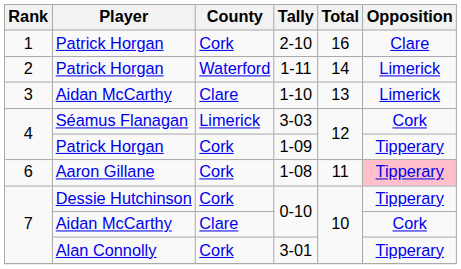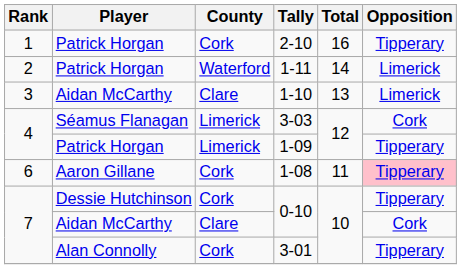(410, 43) Clare -> (410, 43) Tipperary
(217, 146) Cork -> (230, 146) Limerick
